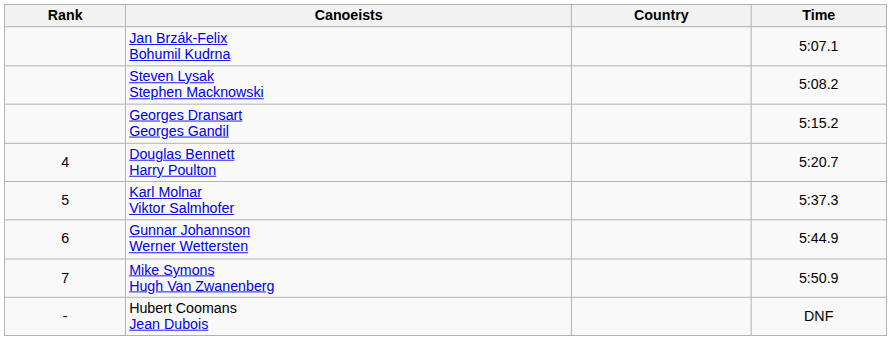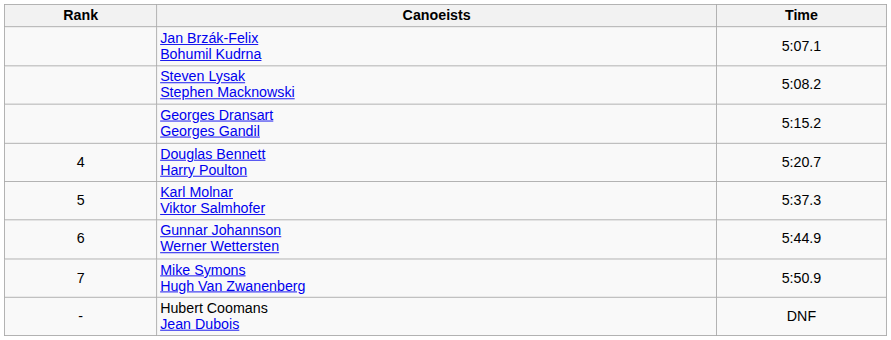- column: (661, 15)
